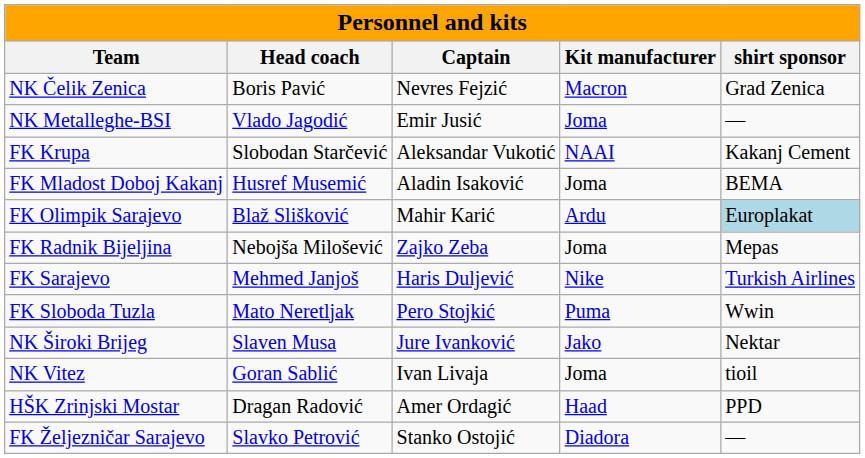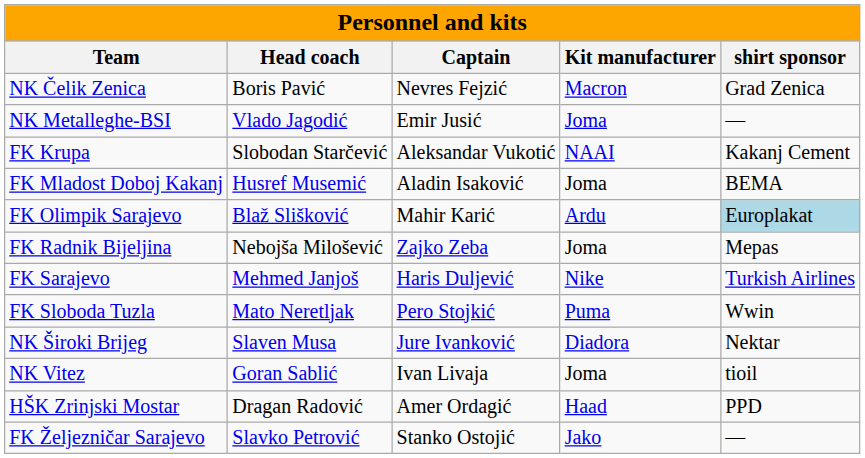(583, 342) Jako -> (597, 342) Diadora
(597, 437) Diadora -> (583, 437) Jako
